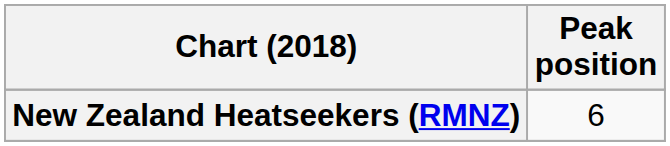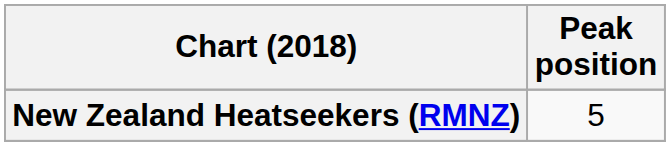(596, 114) 6 -> (596, 114) 5
